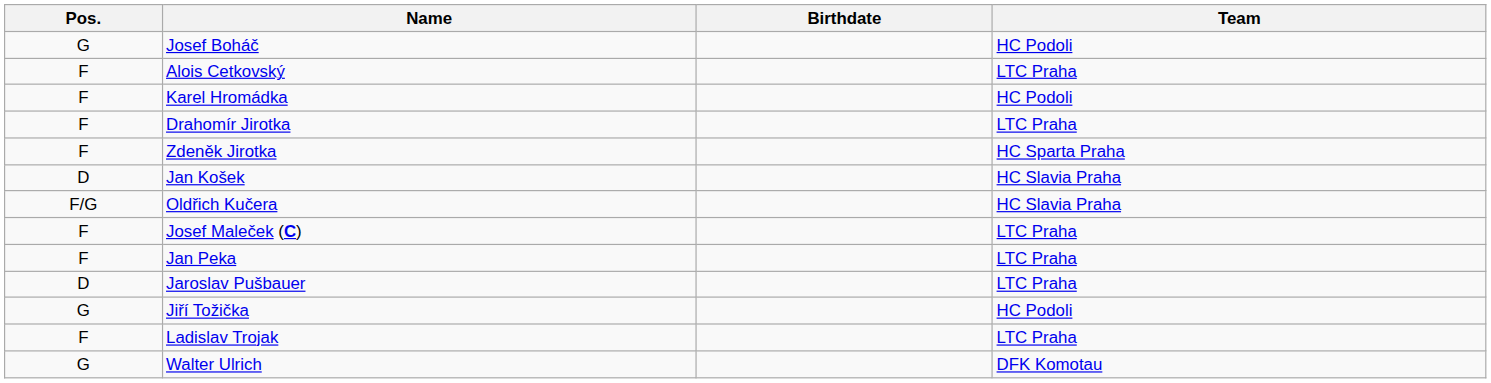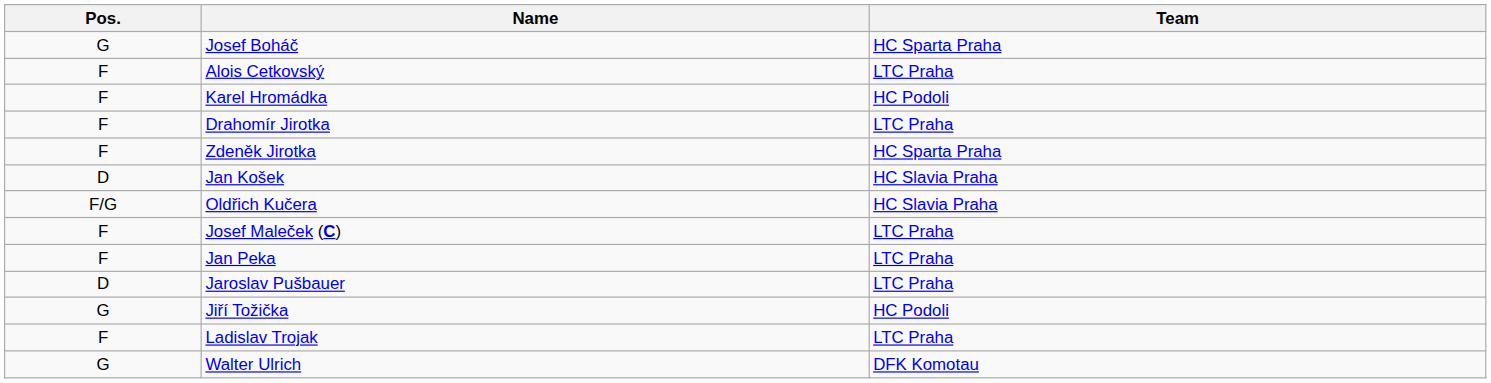- column: (844, 18)
(1034, 45) HC Podoli -> (937, 45) HC Sparta Praha
